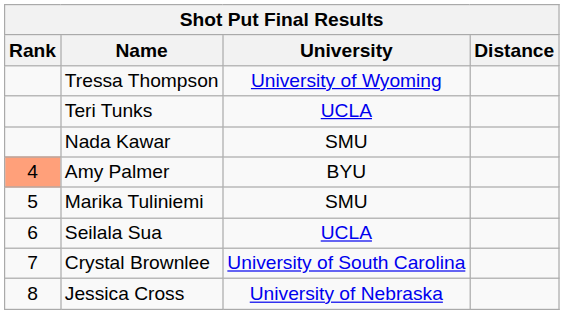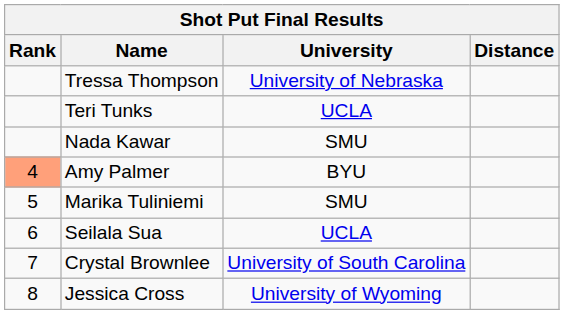(346, 80) University of Wyoming -> (346, 80) University of Nebraska
(346, 293) University of Nebraska -> (346, 293) University of Wyoming
